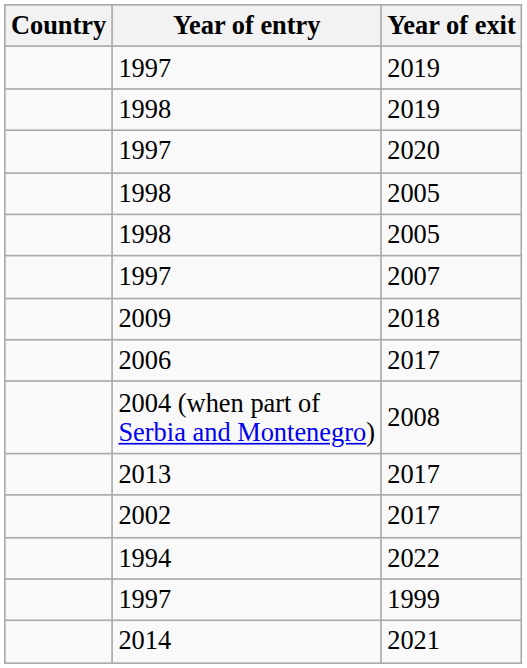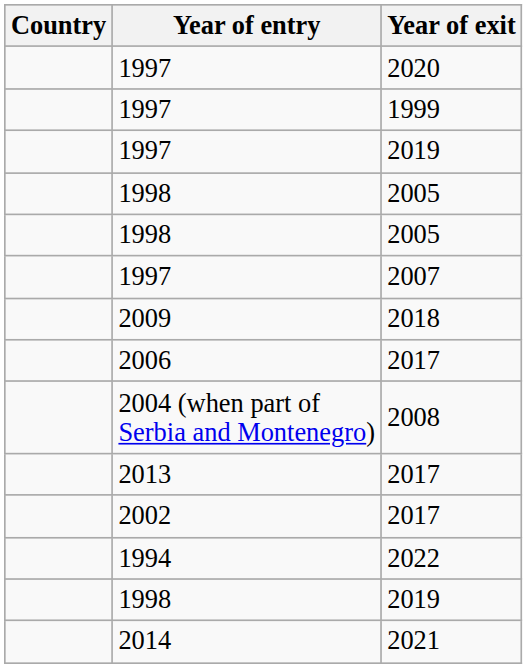rows swapped: (145, 67) <-> (145, 151)
rows swapped: (145, 599) <-> (145, 109)
